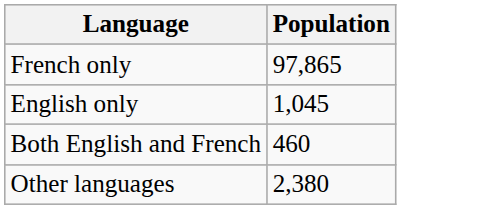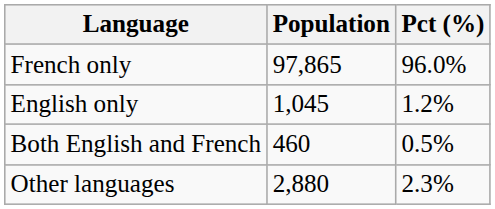+ column: (443, 24)
(301, 183) 2,380 -> (301, 183) 2,880
